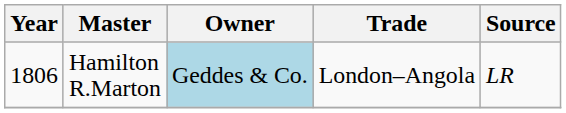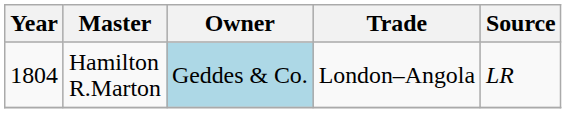(34, 74) 1806 -> (34, 74) 1804
